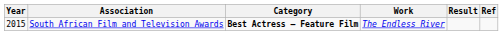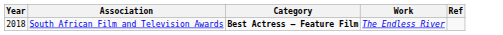- column: (463, 11)
(16, 24) 2015 -> (16, 24) 2018
